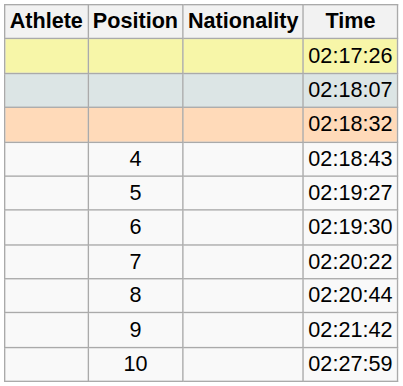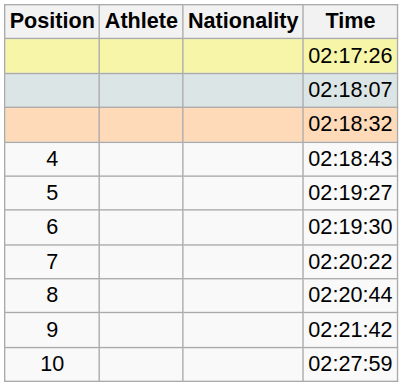columns swapped: (135, 21) <-> (46, 21)
